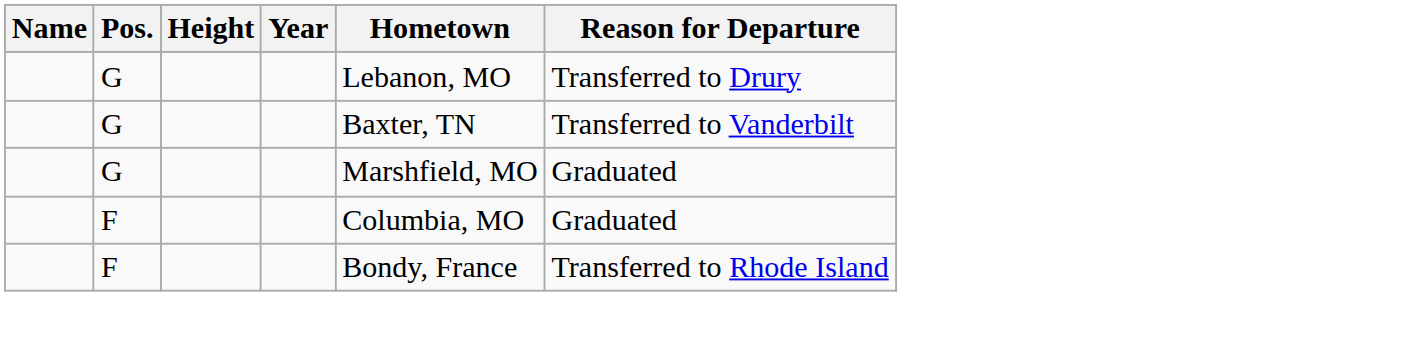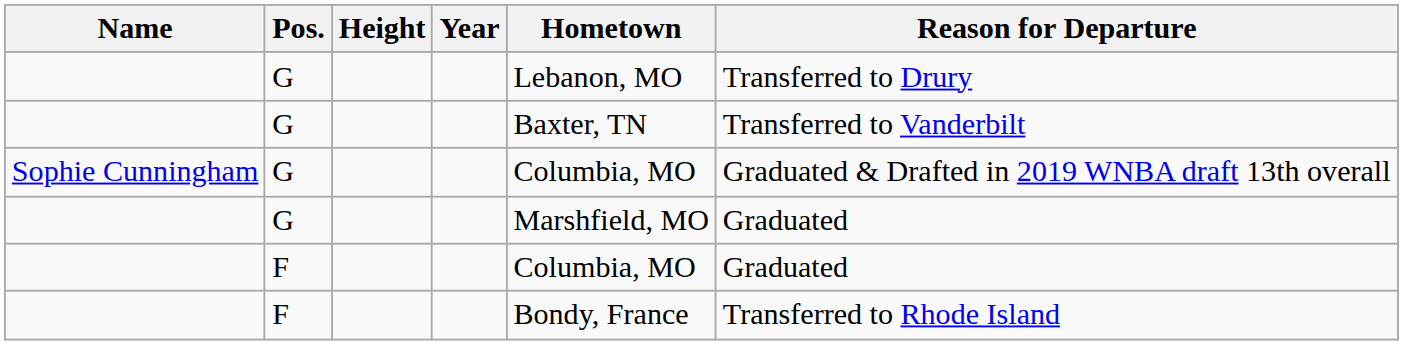+ row: (135, 171)
